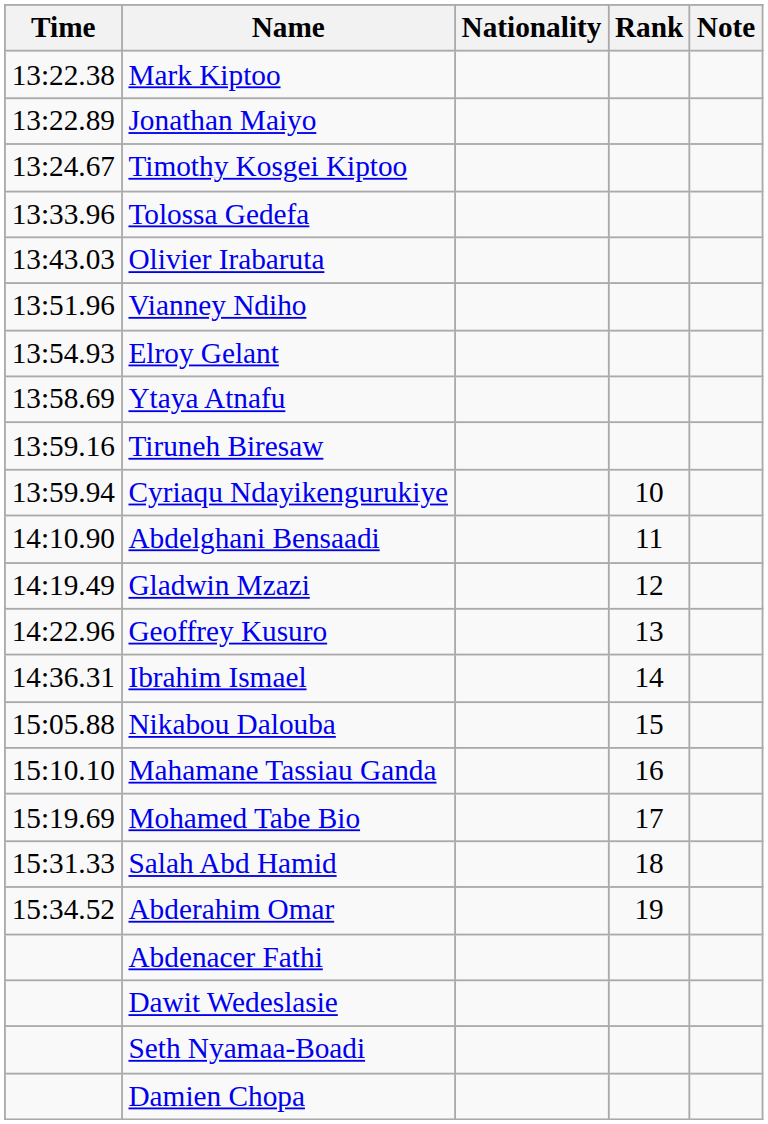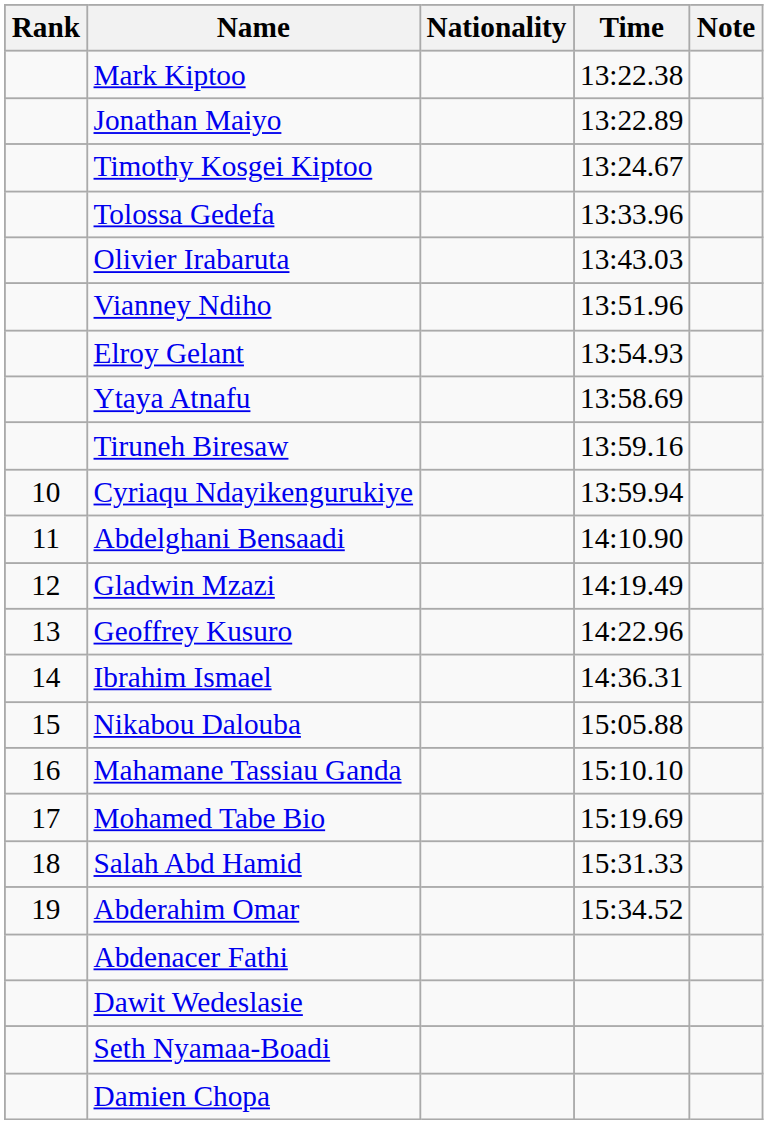columns swapped: (649, 27) <-> (63, 27)
